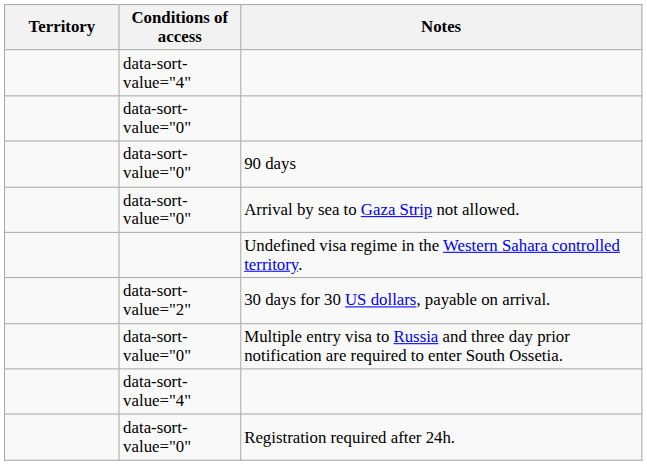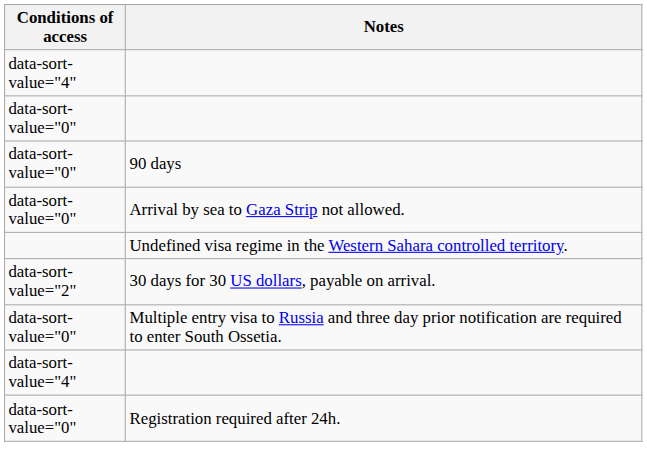- column: (62, 27)
